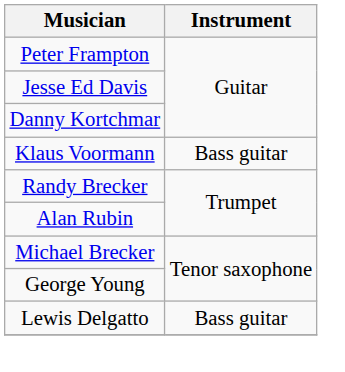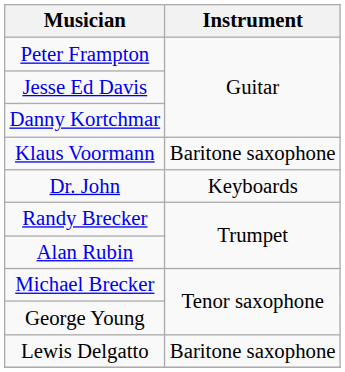(241, 152) Bass guitar -> (253, 152) Baritone saxophone
+ row: (85, 185)
(241, 317) Bass guitar -> (253, 350) Baritone saxophone
